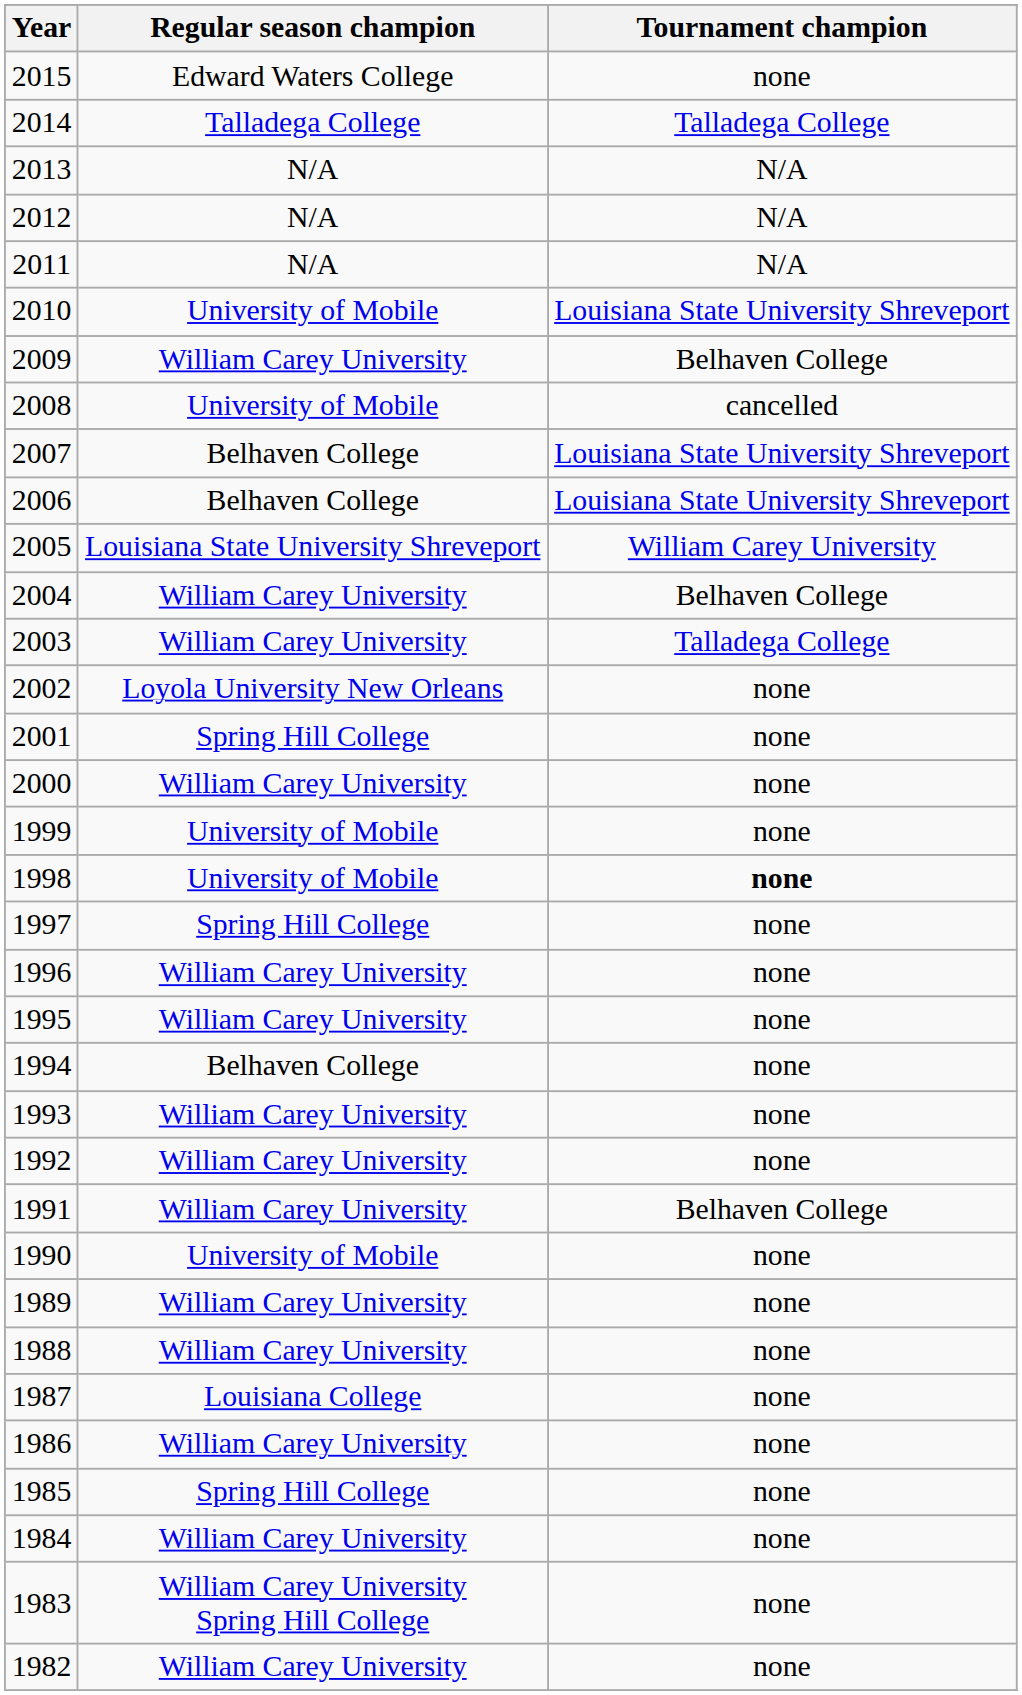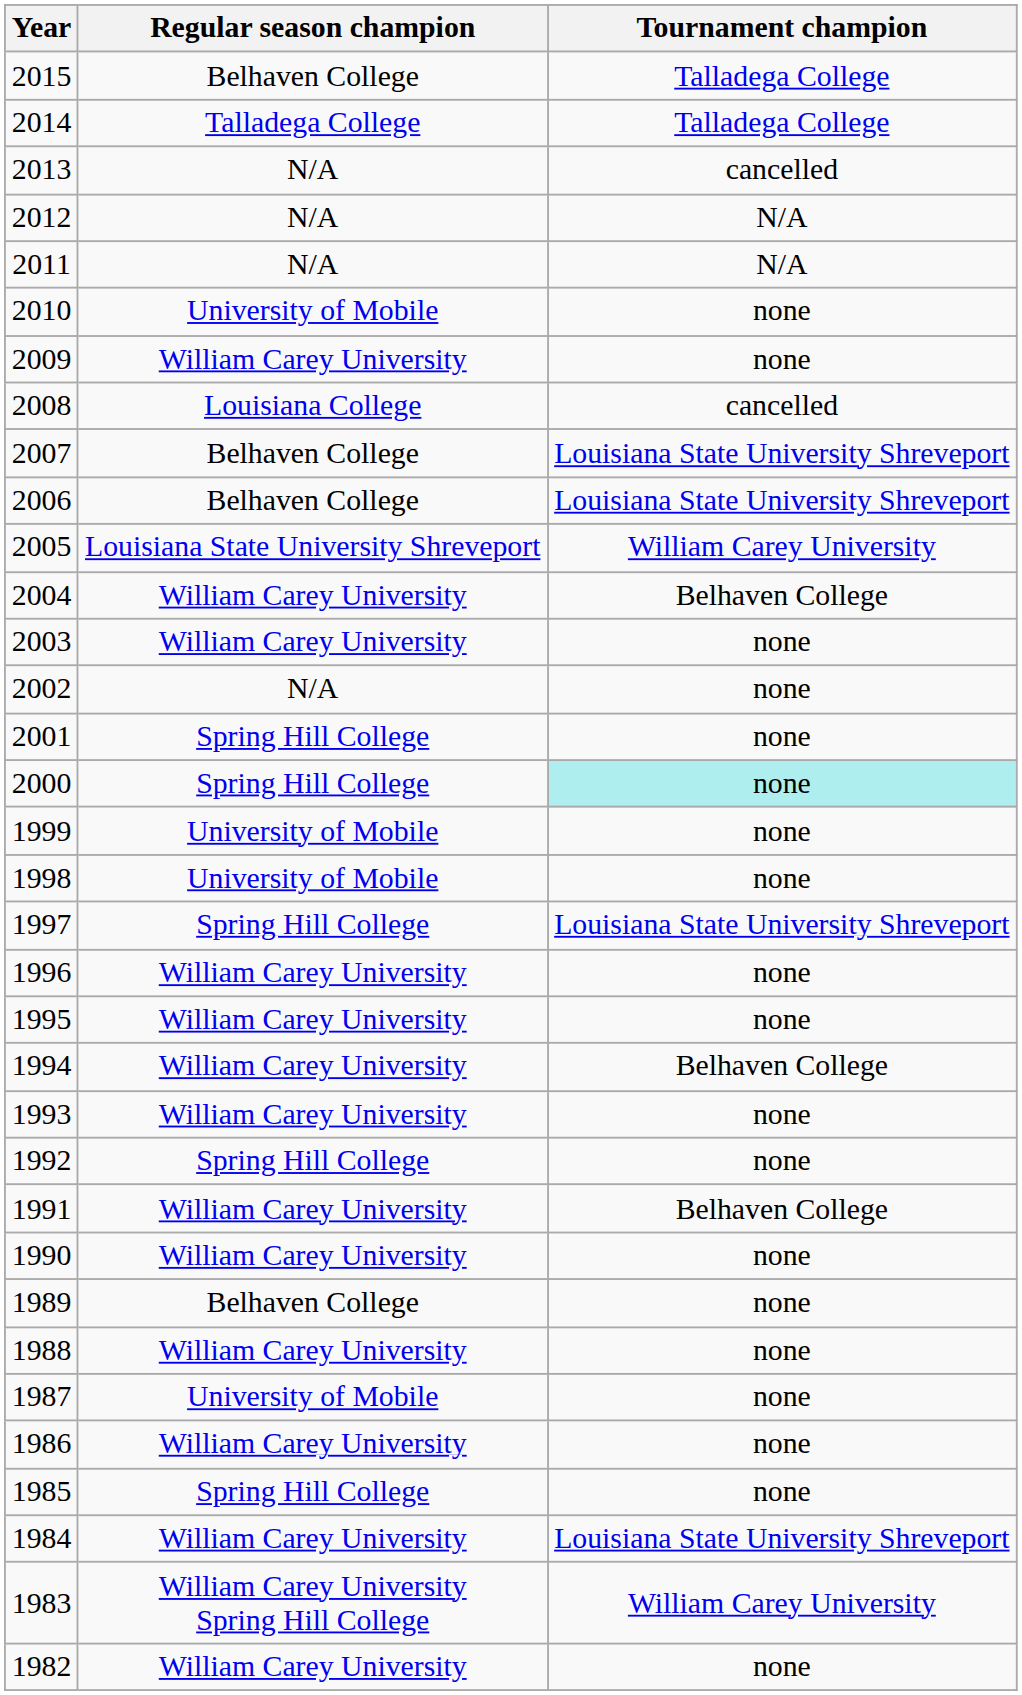(313, 75) Edward Waters College -> (313, 75) Belhaven College
(782, 75) none -> (782, 75) Talladega College
(782, 169) N/A -> (782, 169) cancelled
(782, 311) Louisiana State University Shreveport -> (782, 311) none
(782, 358) Belhaven College -> (782, 358) none
(313, 405) University of Mobile -> (313, 405) Louisiana College
(782, 641) Talladega College -> (782, 641) none
(313, 688) Loyola University New Orleans -> (313, 688) N/A
(313, 783) William Carey University -> (313, 783) Spring Hill College
(782, 783) no background -> (782, 783) paleturquoise background
(782, 877) bold -> (782, 877) normal
(782, 924) none -> (782, 924) Louisiana State University Shreveport
(313, 1066) Belhaven College -> (313, 1066) William Carey University
(782, 1066) none -> (782, 1066) Belhaven College
(313, 1160) William Carey University -> (313, 1160) Spring Hill College
(313, 1255) University of Mobile -> (313, 1255) William Carey University
(313, 1302) William Carey University -> (313, 1302) Belhaven College
(313, 1396) Louisiana College -> (313, 1396) University of Mobile
(782, 1538) none -> (782, 1538) Louisiana State University Shreveport
(782, 1602) none -> (782, 1602) William Carey University
